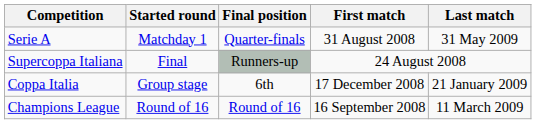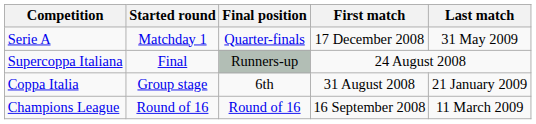(369, 38) 31 August 2008 -> (369, 38) 17 December 2008
(369, 84) 17 December 2008 -> (369, 84) 31 August 2008
